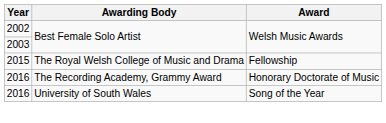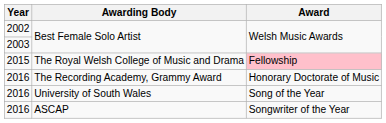(273, 61) no background -> (273, 61) pink background
+ row: (18, 110)
